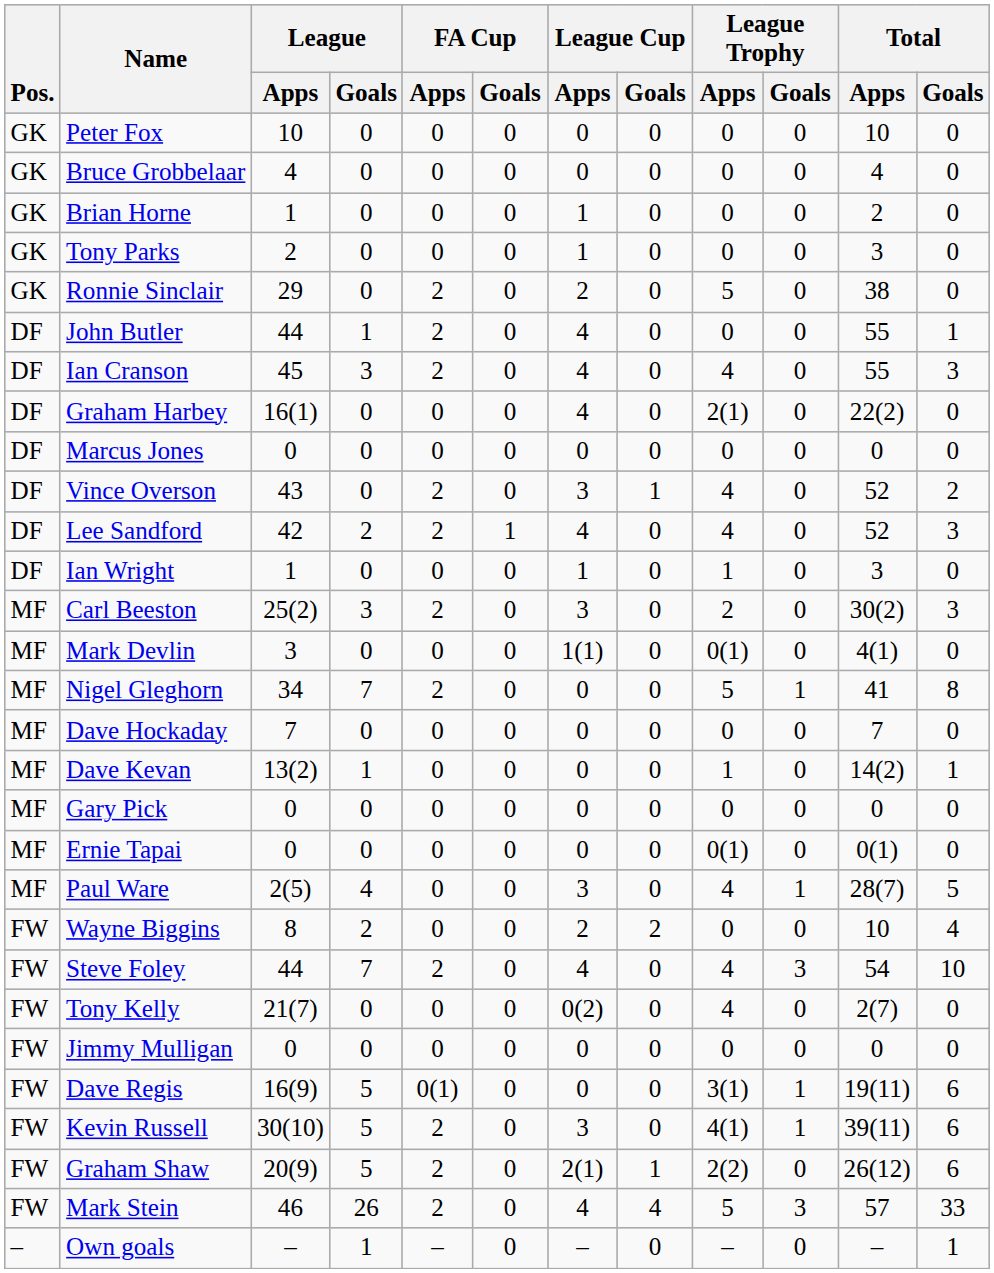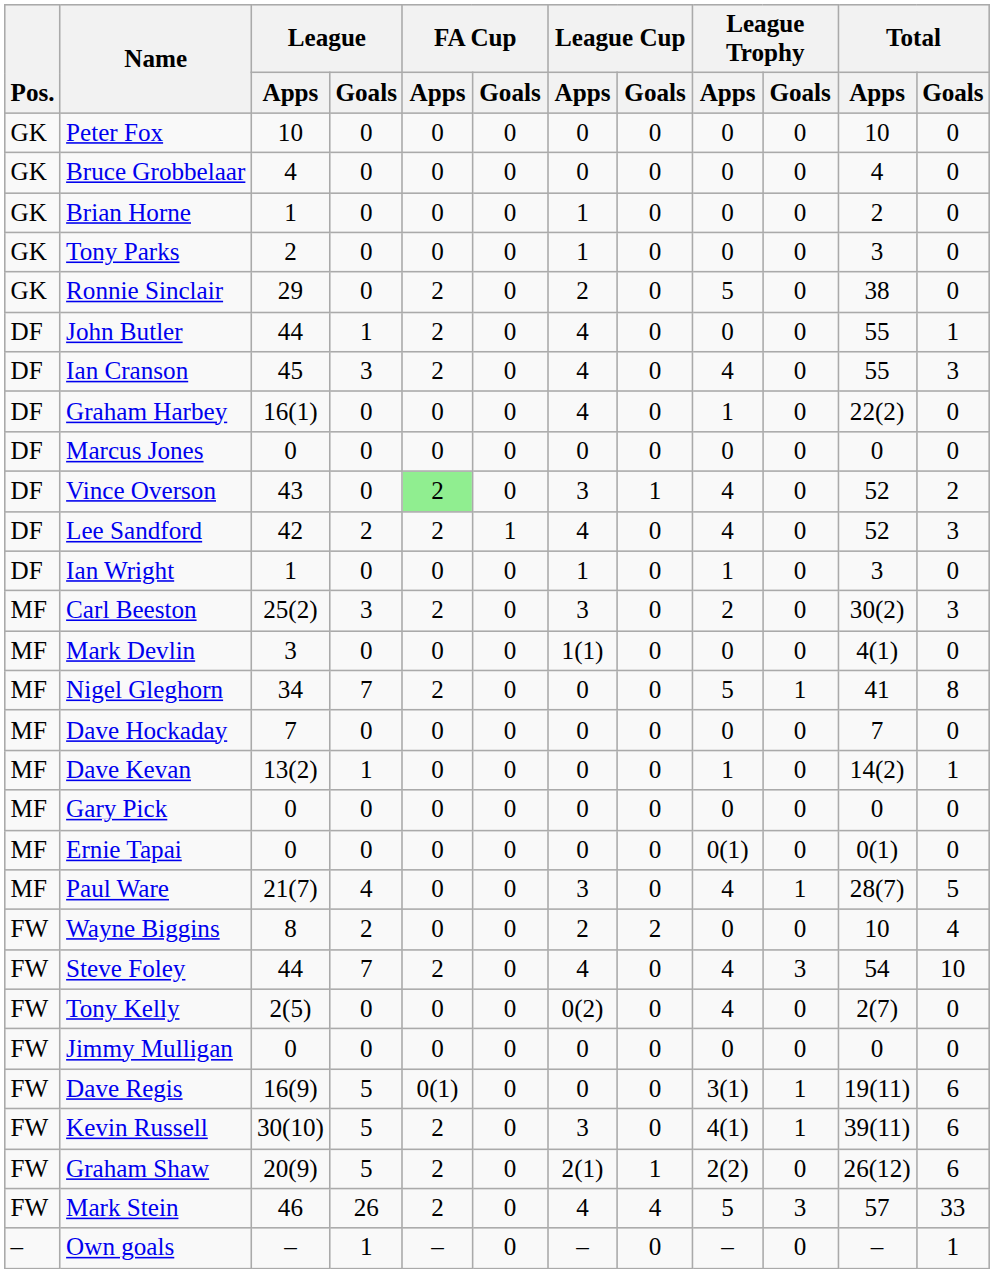(728, 411) 2(1) -> (728, 411) 1
(438, 490) no background -> (438, 490) lightgreen background
(728, 650) 0(1) -> (728, 650) 0
(290, 889) 2(5) -> (290, 889) 21(7)
(290, 1008) 21(7) -> (290, 1008) 2(5)
